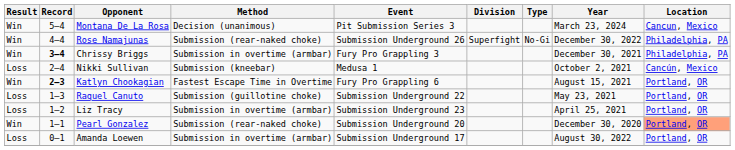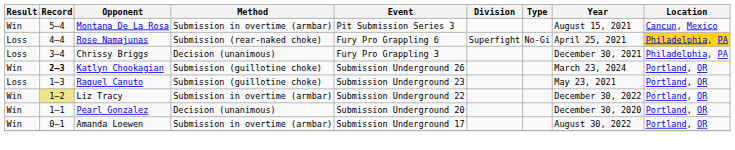(224, 26) Decision (unanimous) -> (253, 26) Submission in overtime (armbar)
(590, 26) March 23, 2024 -> (593, 26) August 15, 2021
(14, 40) Win -> (17, 40) Loss
(401, 40) Submission Underground 26 -> (388, 40) Fury Pro Grappling 6
(598, 40) December 30, 2022 -> (590, 40) April 25, 2021
(687, 40) no background -> (687, 40) gold background
(14, 54) Win -> (17, 54) Loss
(57, 54) bold -> (57, 54) normal
(253, 54) Submission in overtime (armbar) -> (224, 54) Decision (unanimous)
- row: (112, 68)
(253, 82) Fastest Escape Time in Overtime -> (248, 68) Submission (guillotine choke)
(388, 82) Fury Pro Grappling 6 -> (401, 68) Submission Underground 26
(593, 82) August 15, 2021 -> (590, 68) March 23, 2024
(401, 96) Submission Underground 22 -> (401, 82) Submission Underground 23
(17, 110) Loss -> (14, 96) Win
(57, 110) no background -> (57, 96) khaki background
(401, 110) Submission Underground 23 -> (401, 96) Submission Underground 22
(590, 110) April 25, 2021 -> (598, 96) December 30, 2022
(248, 124) Submission (rear-naked choke) -> (224, 110) Decision (unanimous)
(676, 124) lightsalmon background -> (676, 110) no background
(17, 138) Loss -> (14, 124) Win
